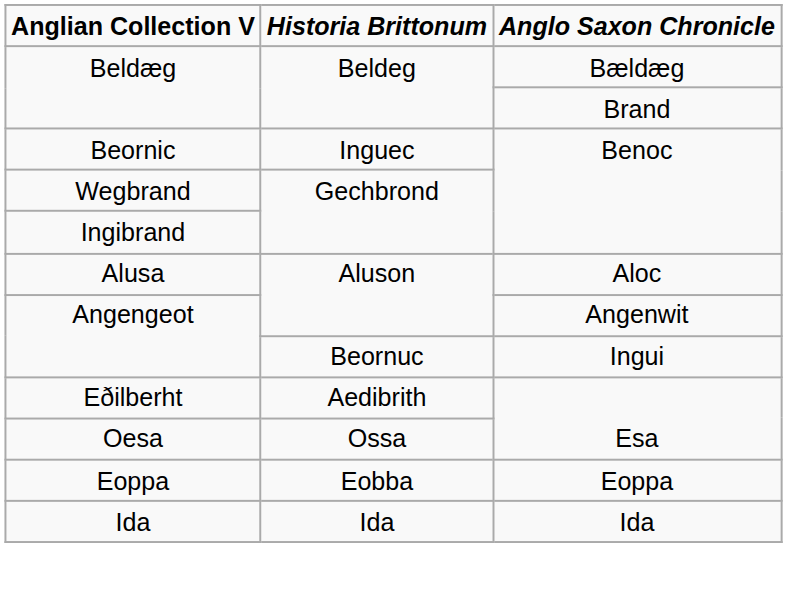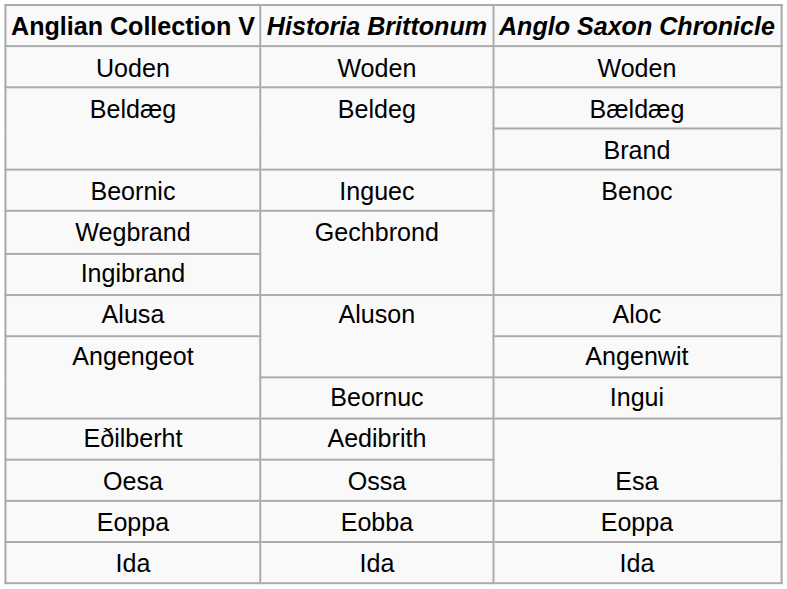+ row: (133, 67)
